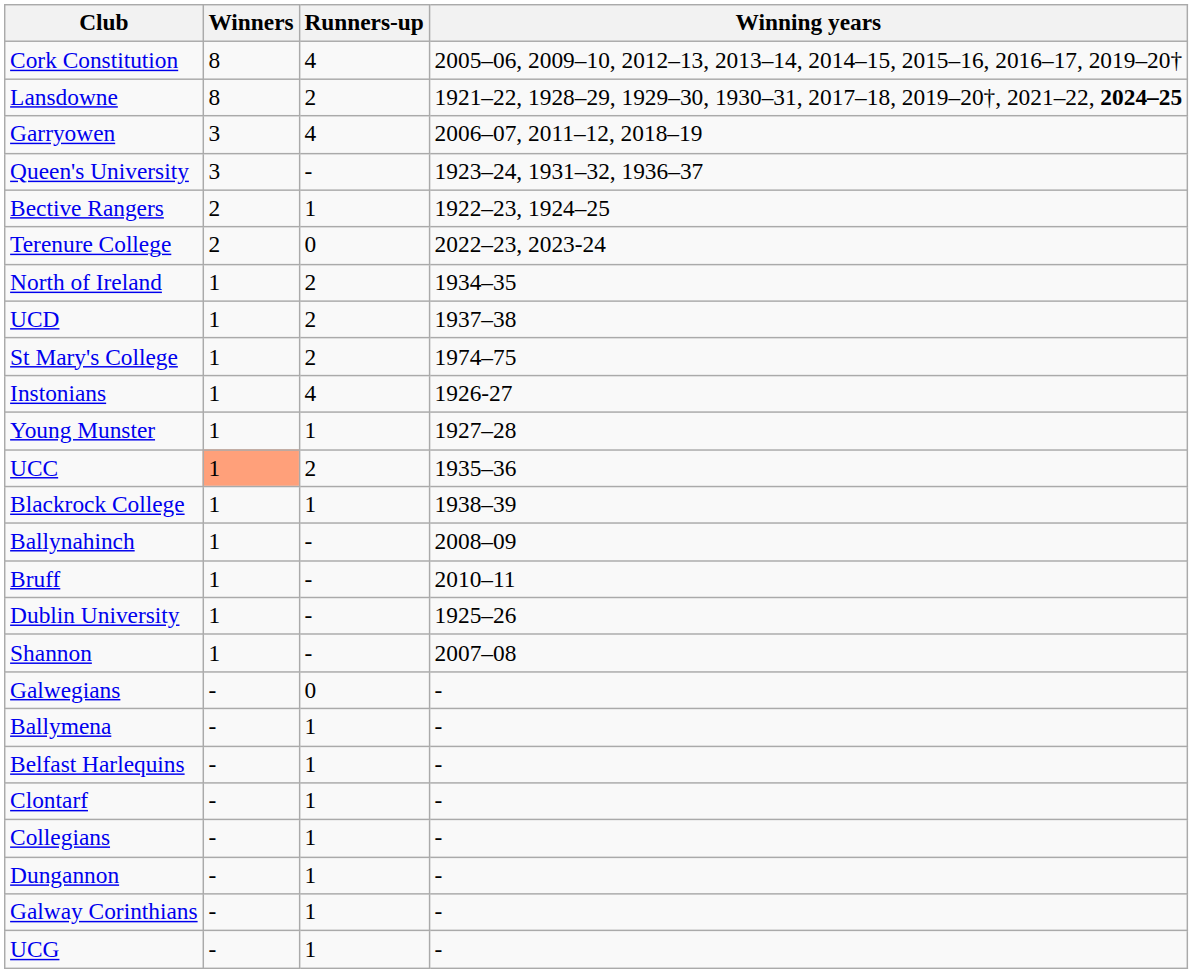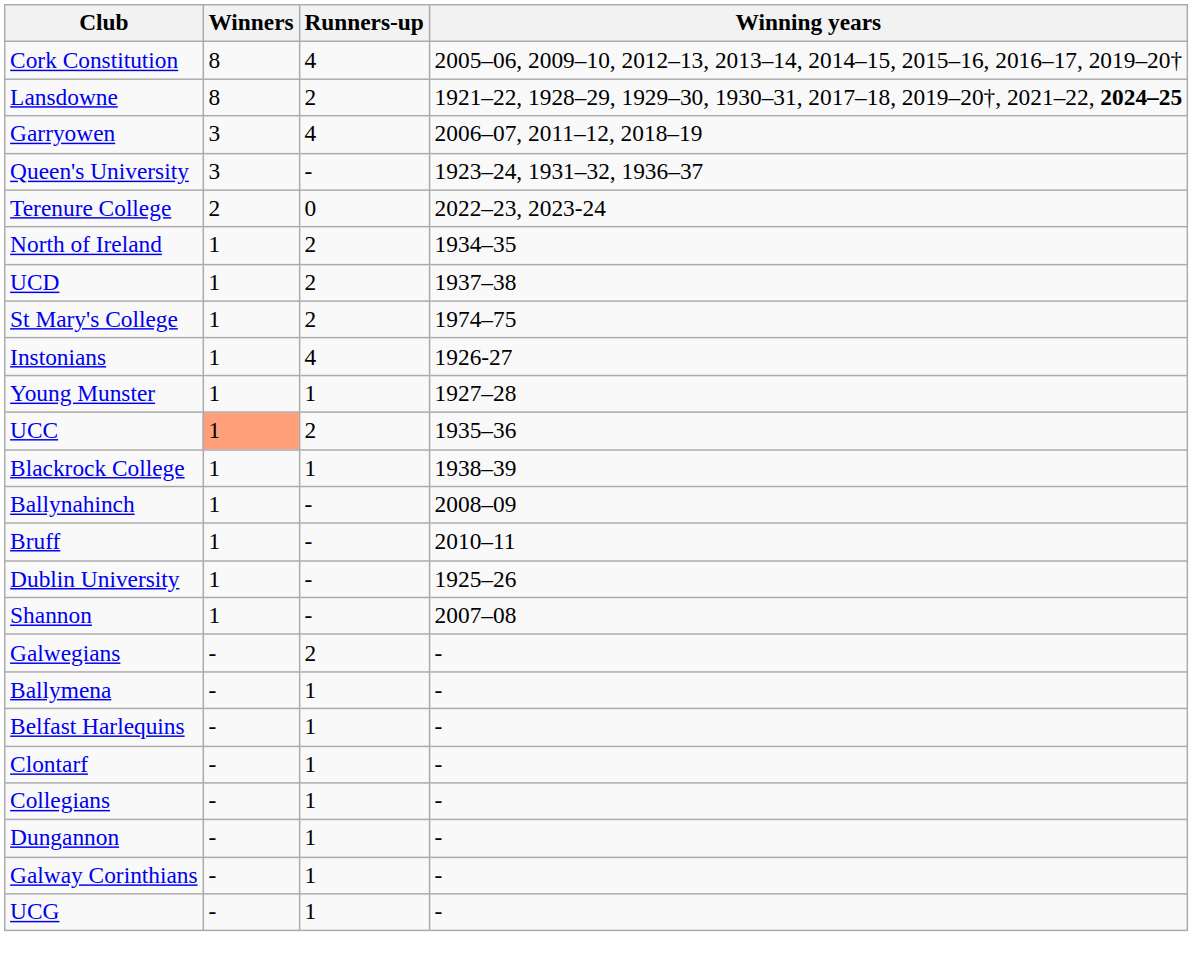- row: (87, 208)
(310, 689) 0 -> (310, 652) 2
